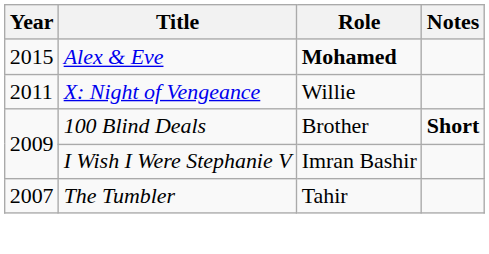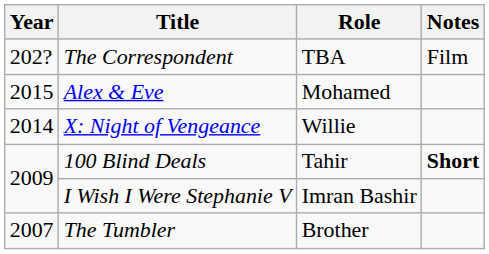+ row: (148, 56)
(349, 56) bold -> (346, 91) normal
(31, 91) 2011 -> (32, 126) 2014
(335, 126) Brother -> (325, 160) Tahir
(325, 195) Tahir -> (335, 230) Brother
